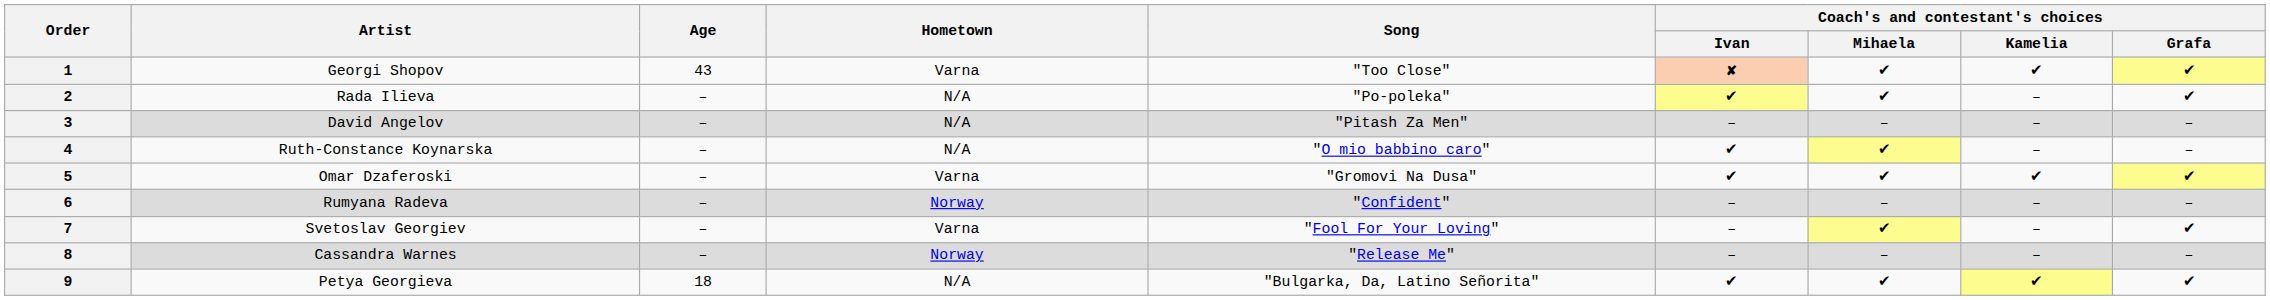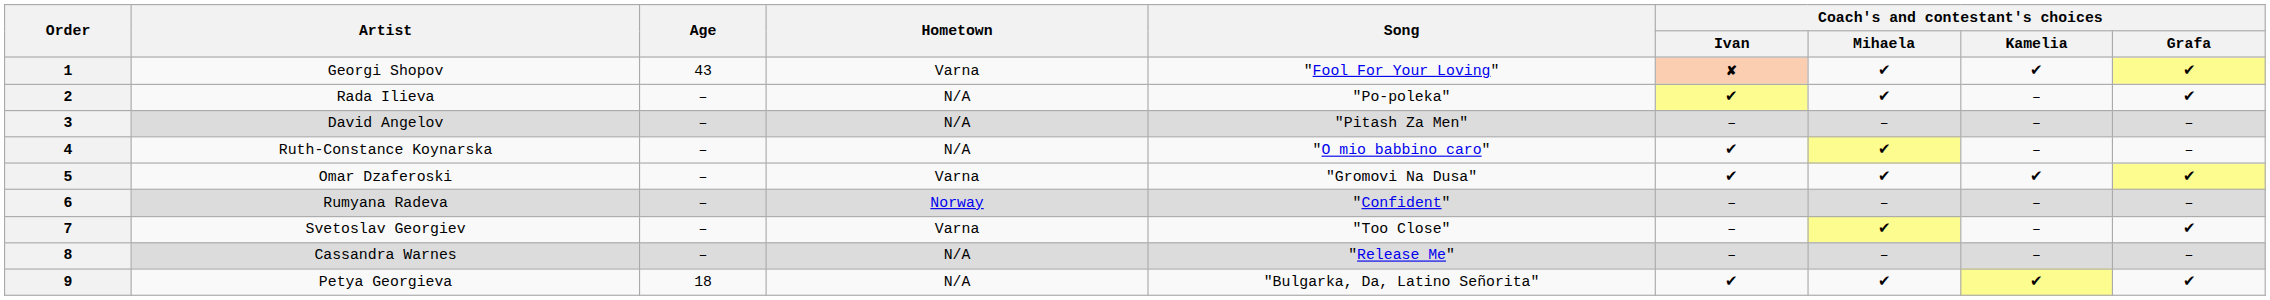(1402, 71) "Too Close" -> (1402, 71) "Fool For Your Loving"
(1402, 229) "Fool For Your Loving" -> (1402, 229) "Too Close"
(957, 256) Norway -> (957, 256) N/A
